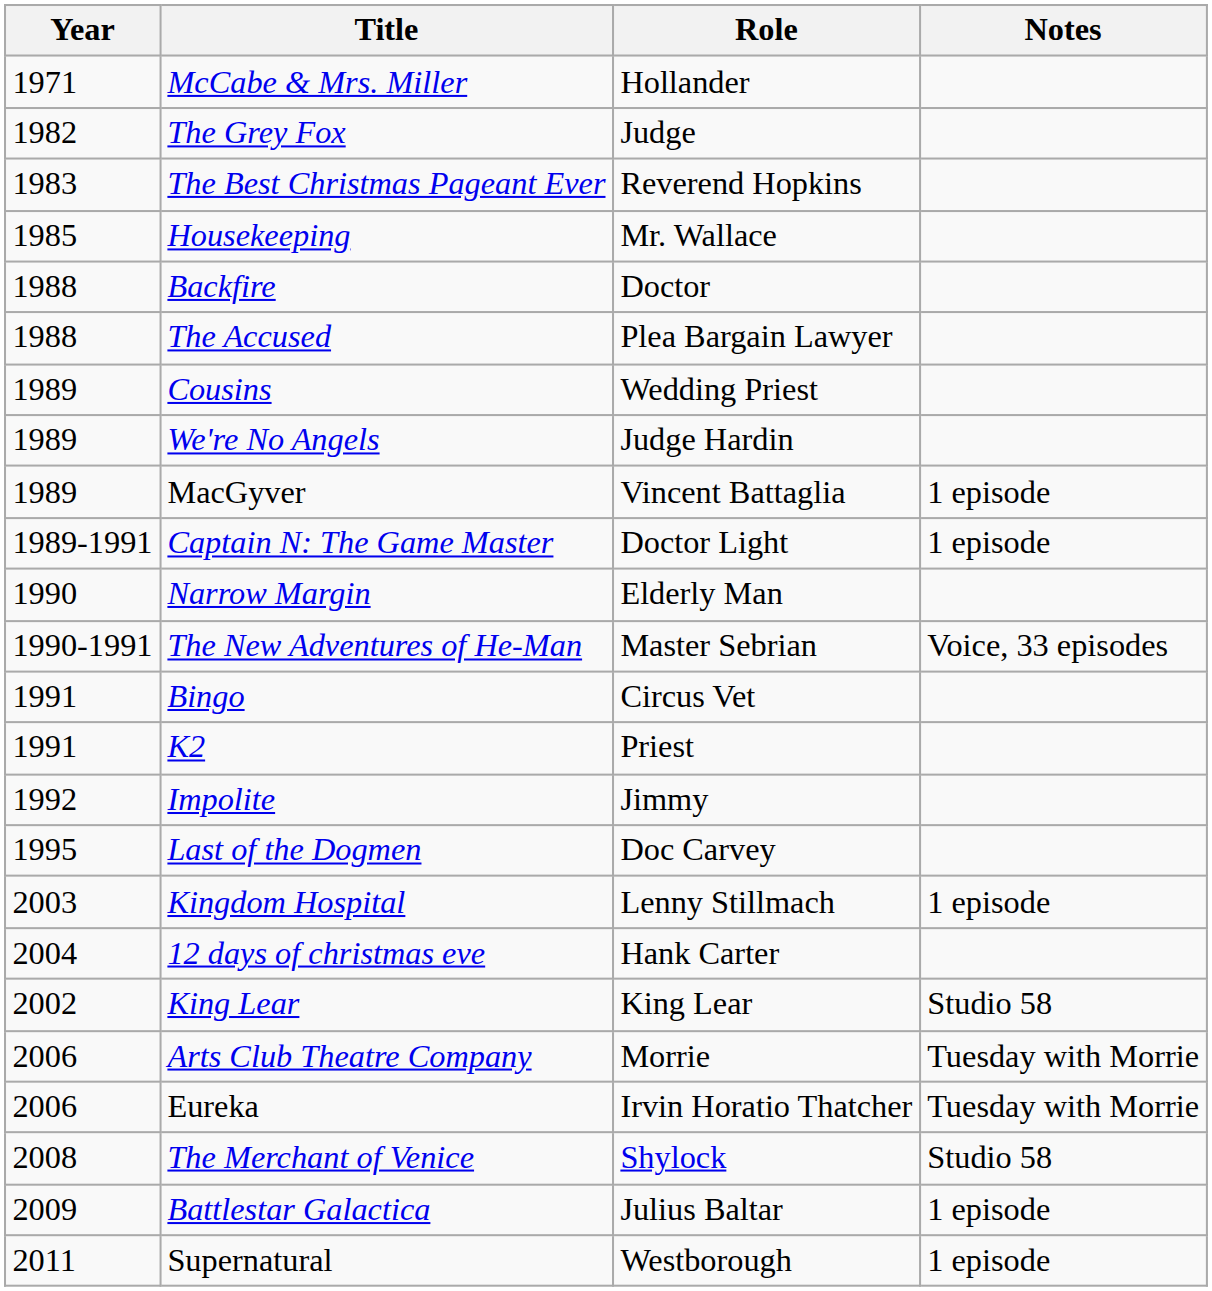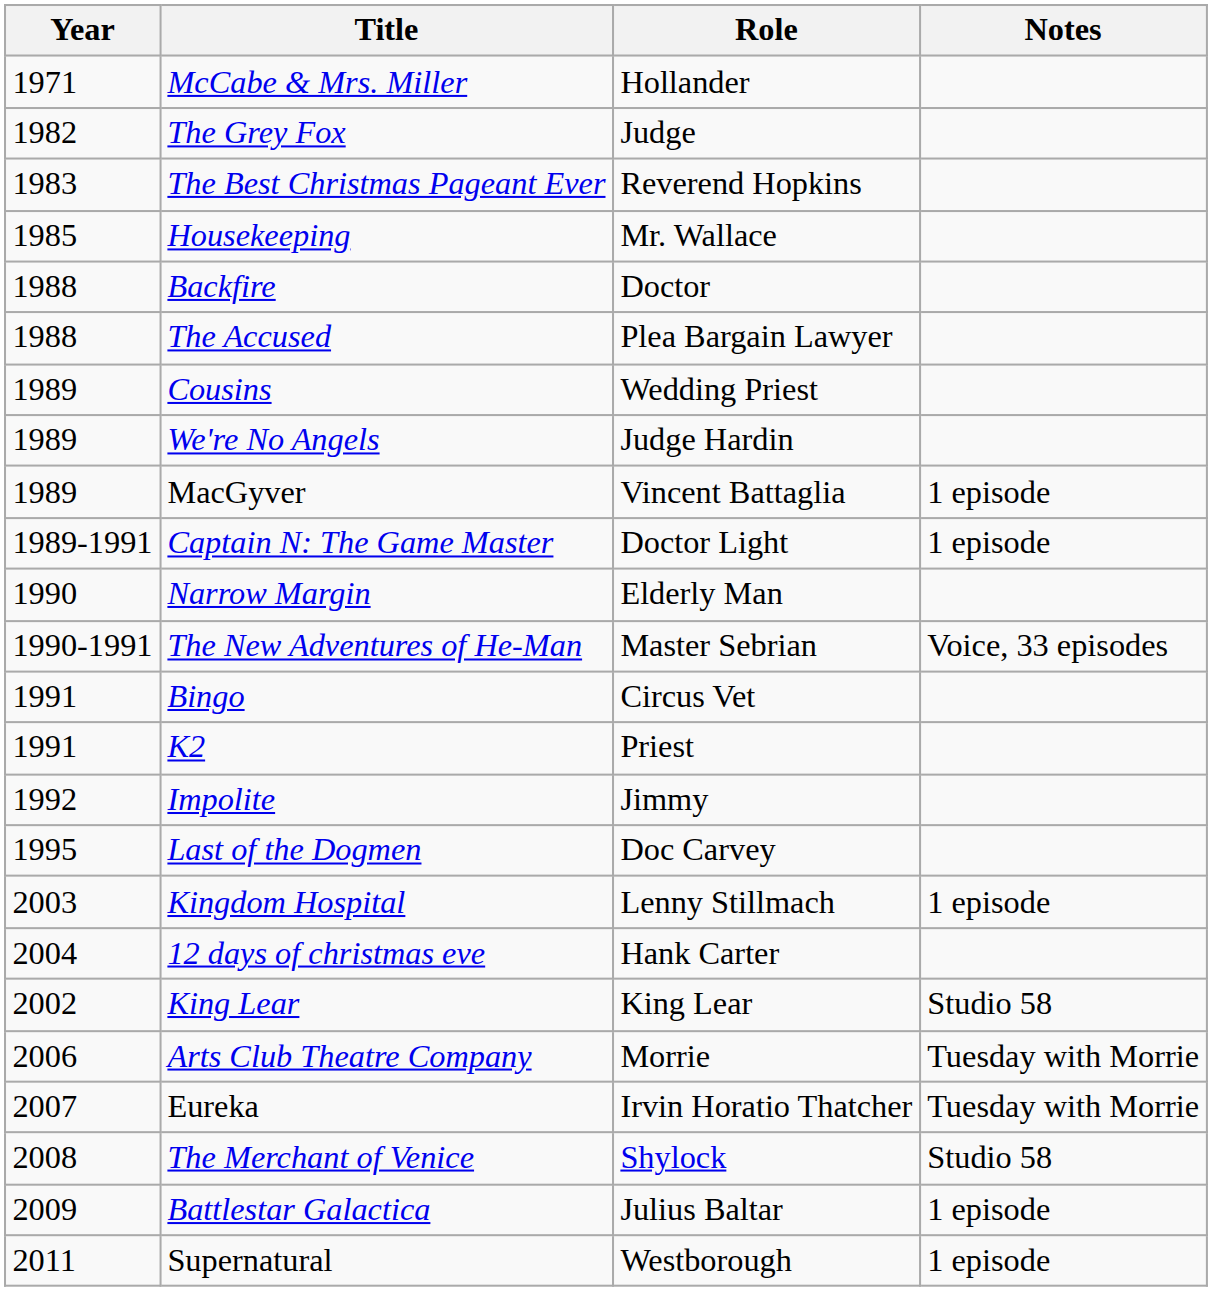(45, 1106) 2006 -> (45, 1106) 2007
